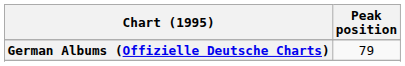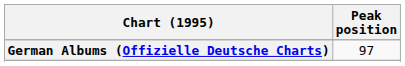(366, 50) 79 -> (366, 50) 97
